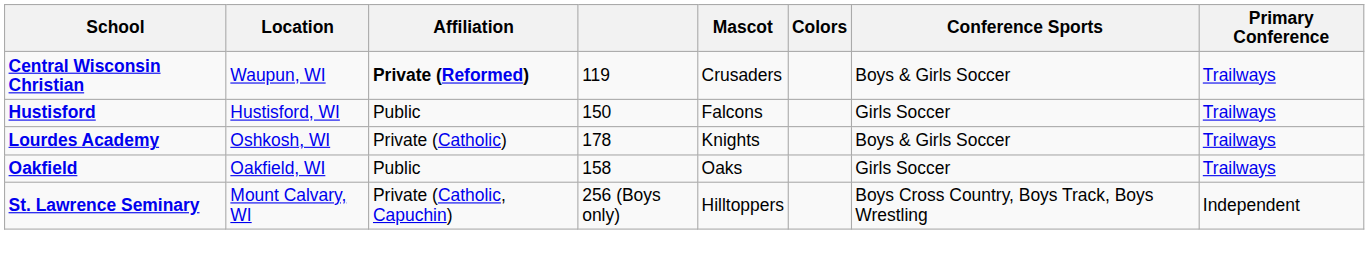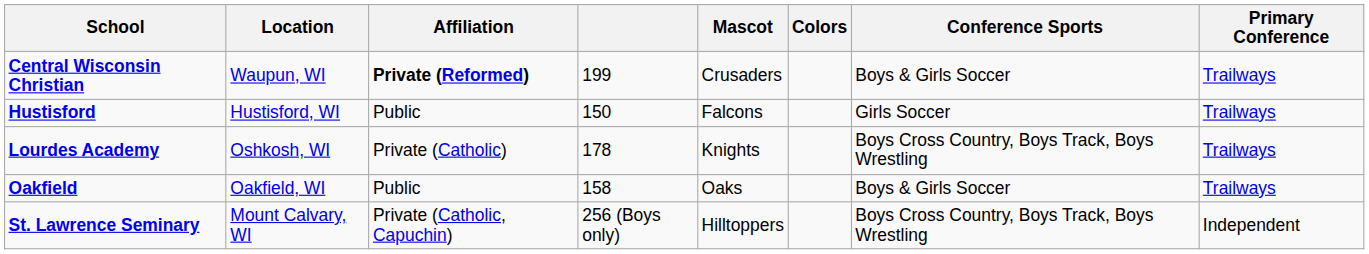(596, 75) 119 -> (597, 75) 199
(933, 140) Boys & Girls Soccer -> (1004, 150) Boys Cross Country, Boys Track, Boys Wrestling
(903, 168) Girls Soccer -> (933, 187) Boys & Girls Soccer
